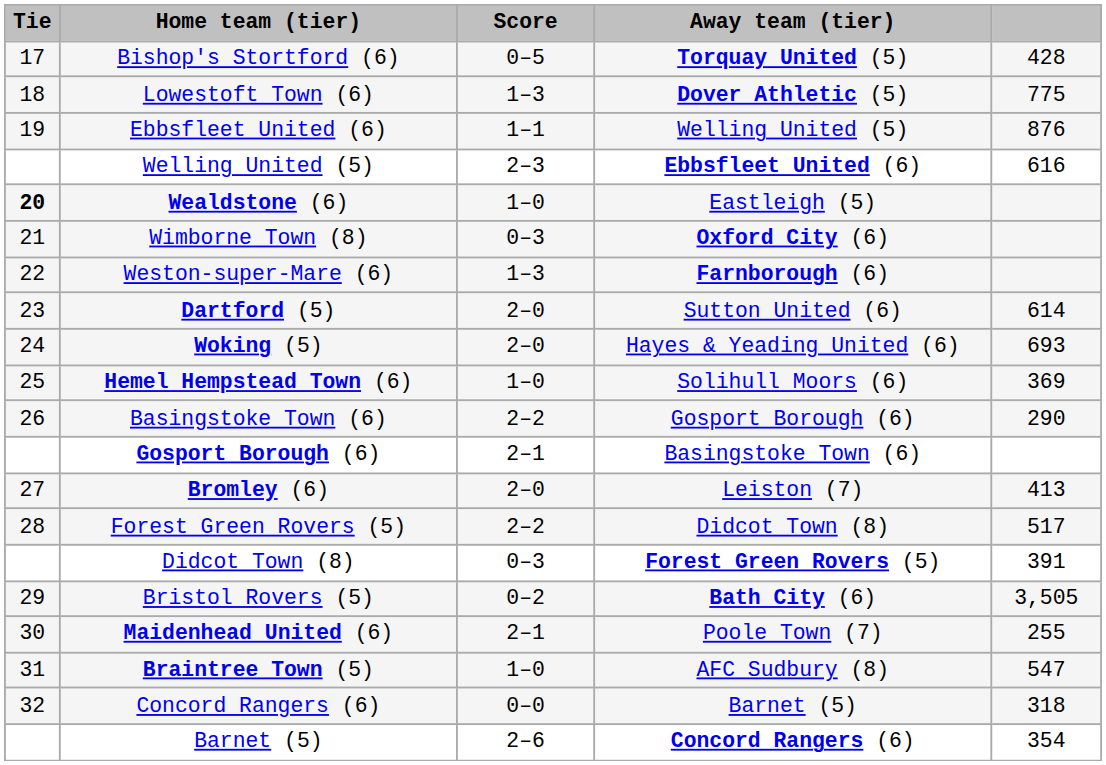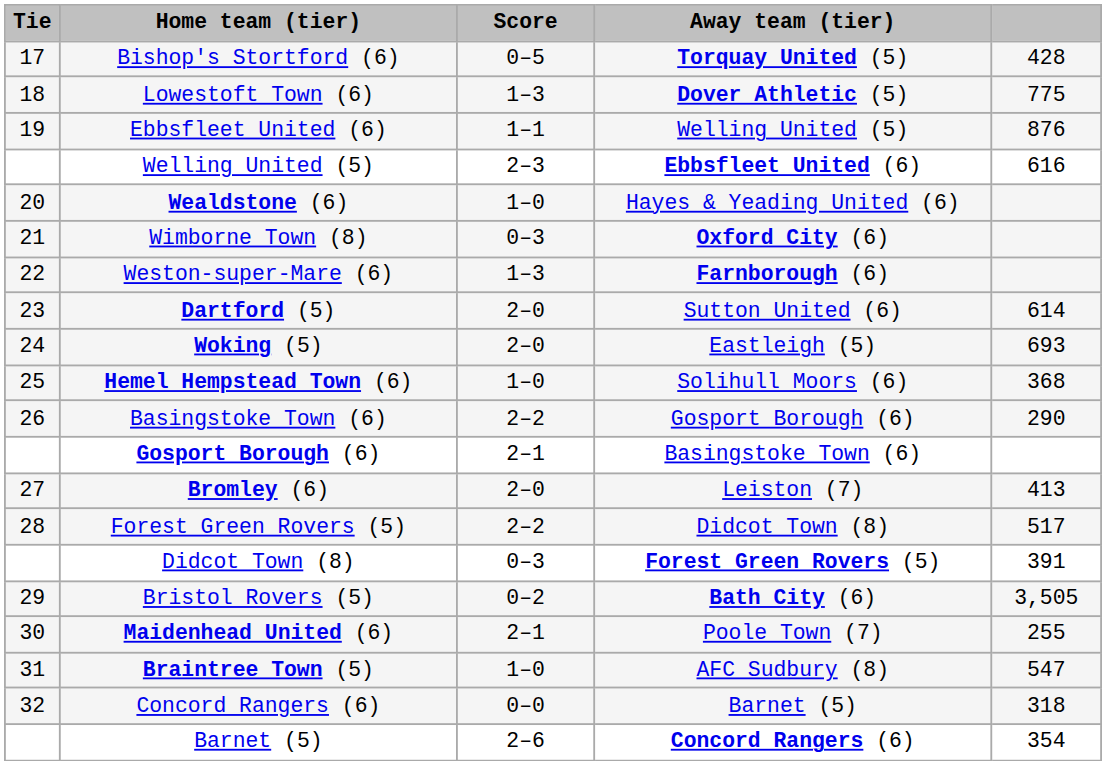(32, 202) bold -> (32, 202) normal
(793, 202) Eastleigh (5) -> (793, 202) Hayes & Yeading United (6)
(793, 346) Hayes & Yeading United (6) -> (793, 346) Eastleigh (5)
(1046, 382) 369 -> (1046, 382) 368
